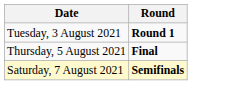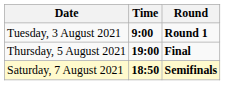+ column: (145, 13)
